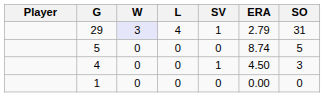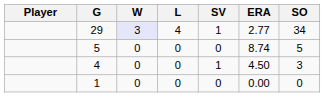(259, 30) 2.79 -> (259, 30) 2.77
(300, 30) 31 -> (300, 30) 34
